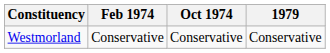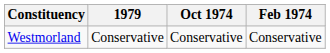columns swapped: (127, 15) <-> (285, 15)
